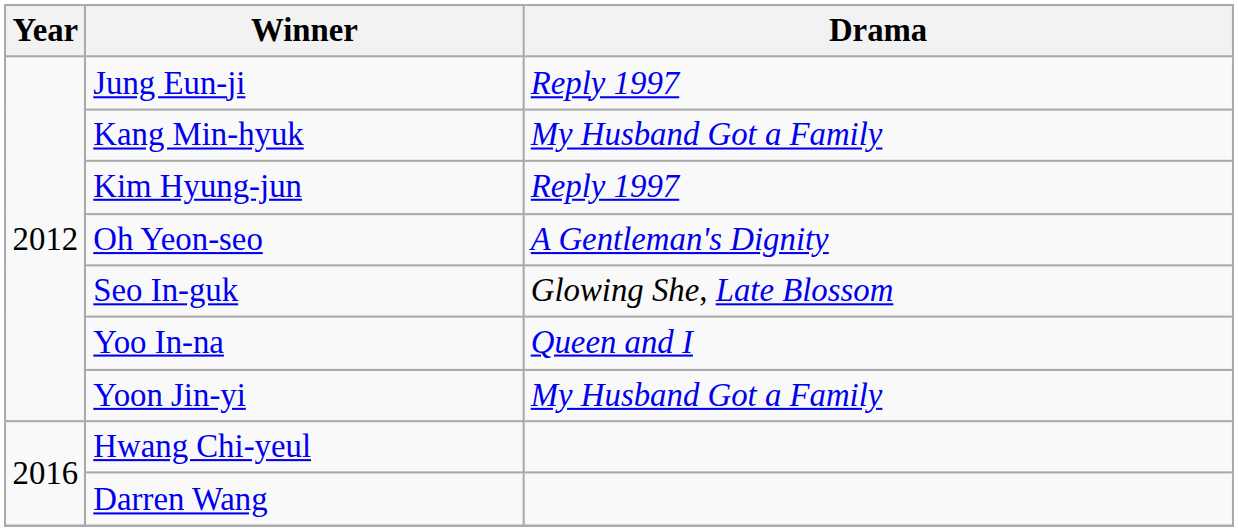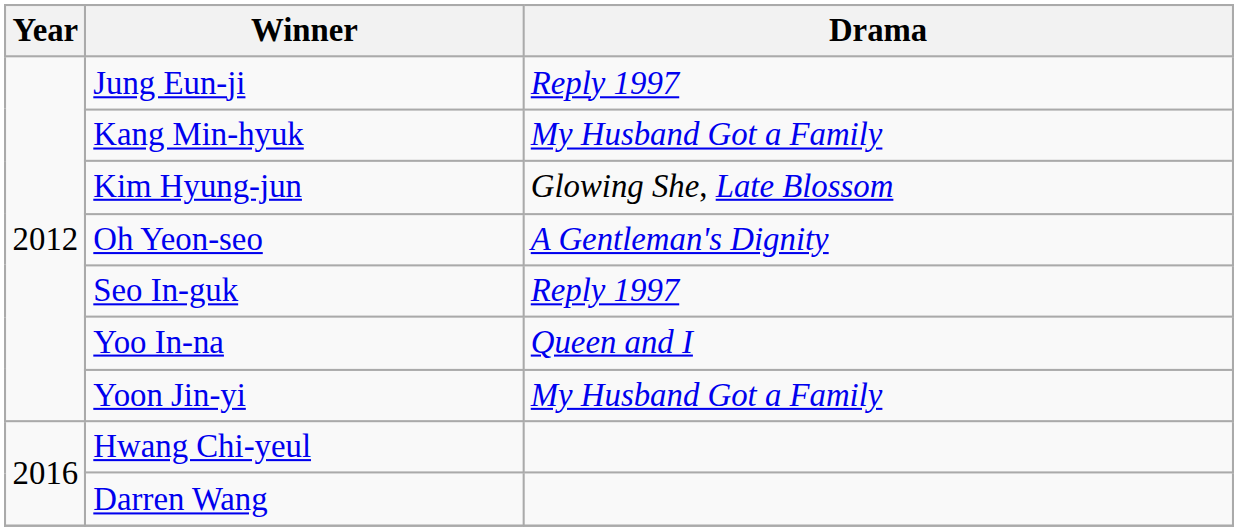(605, 186) Reply 1997 -> (712, 186) Glowing She, Late Blossom
(712, 290) Glowing She, Late Blossom -> (605, 290) Reply 1997
